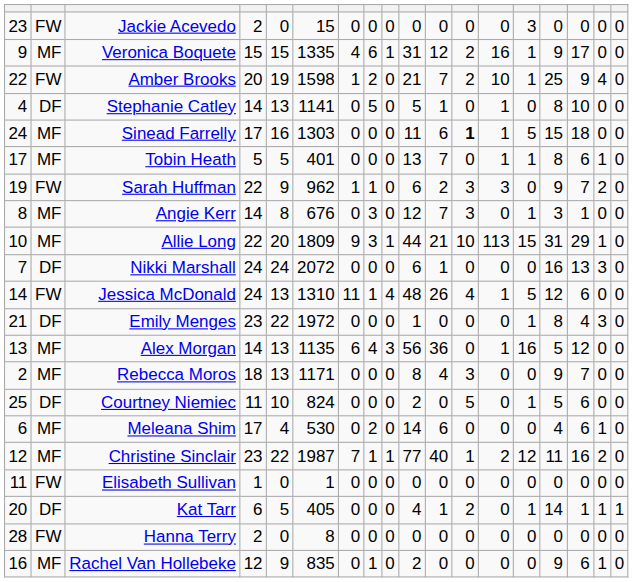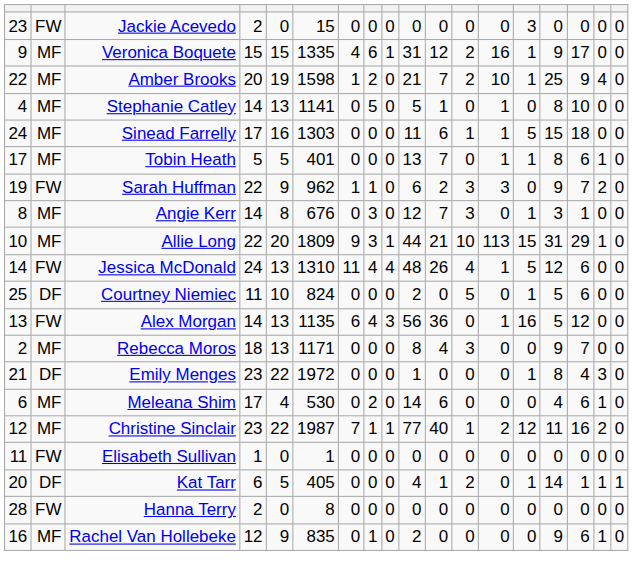(48, 79) FW -> (49, 79) MF
(50, 106) DF -> (49, 106) MF
(470, 133) bold -> (470, 133) normal
- row: (183, 267)
(373, 294) 1 -> (373, 267) 4
rows swapped: (183, 321) <-> (168, 402)
(49, 348) MF -> (48, 321) FW
